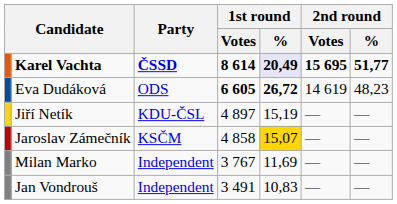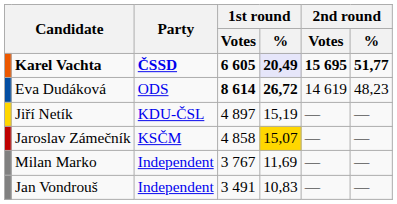(238, 65) 8 614 -> (238, 65) 6 605
(238, 89) 6 605 -> (238, 89) 8 614
